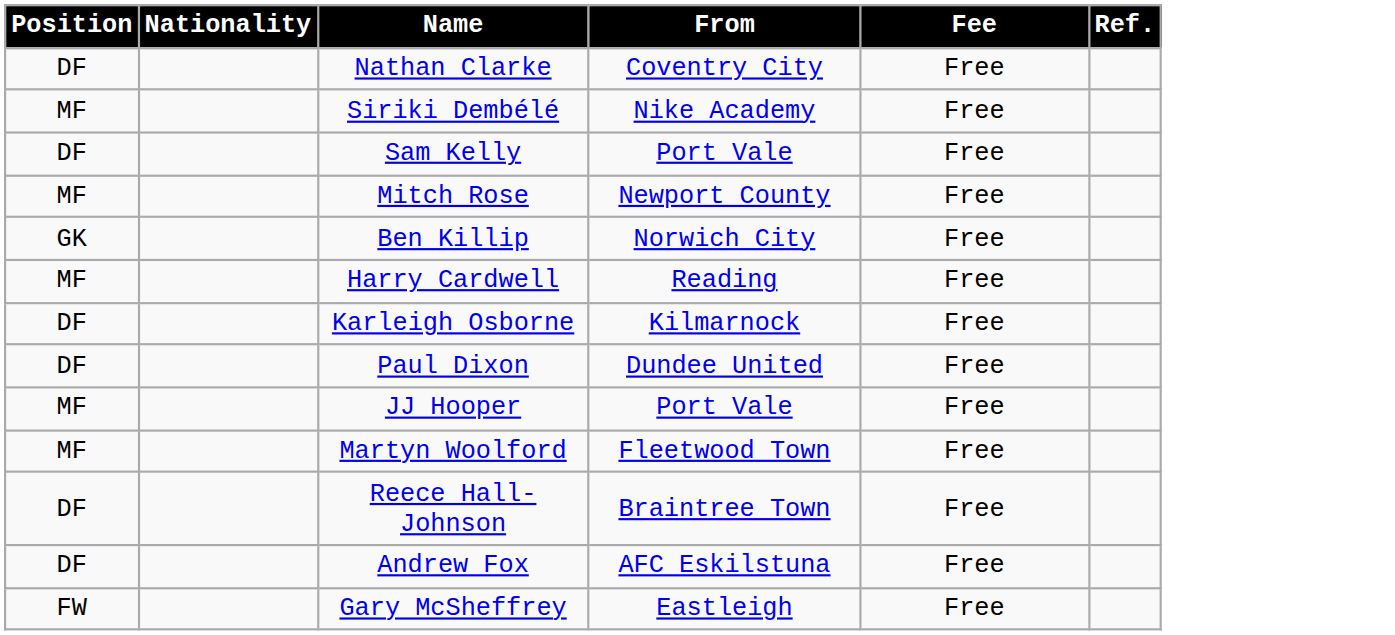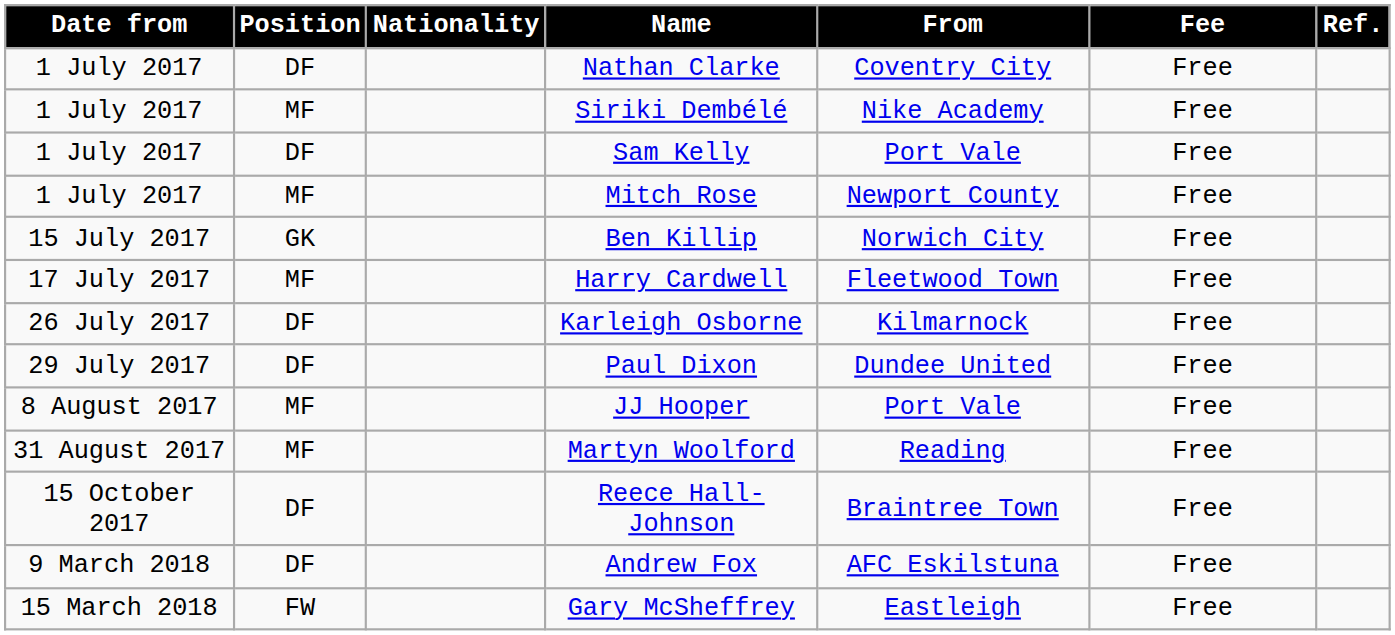+ column: (119, 26)
(724, 281) Reading -> (953, 281) Fleetwood Town
(724, 451) Fleetwood Town -> (953, 451) Reading
